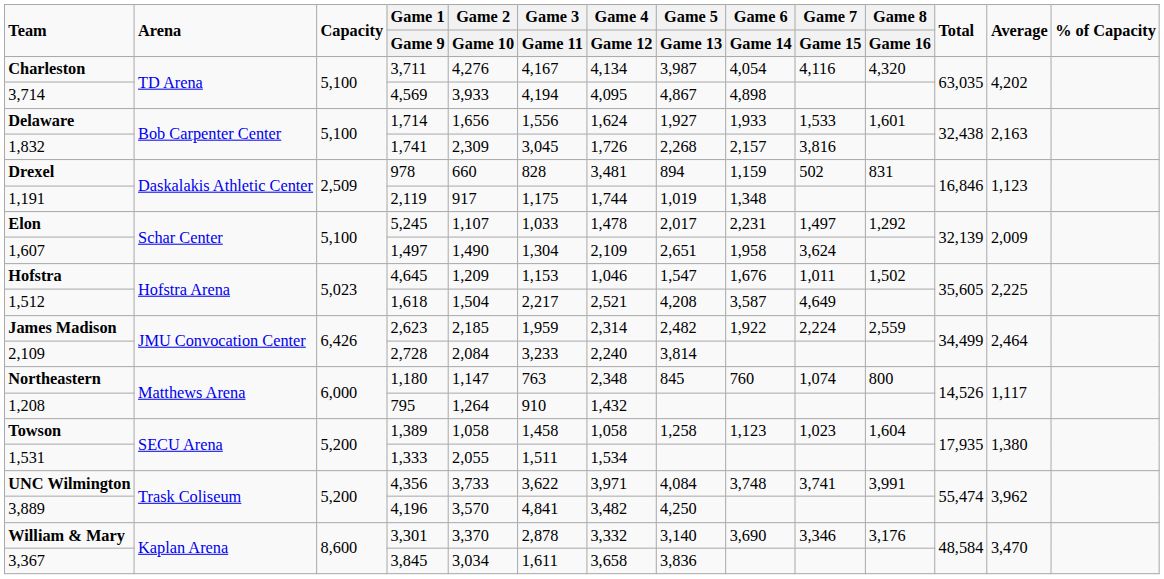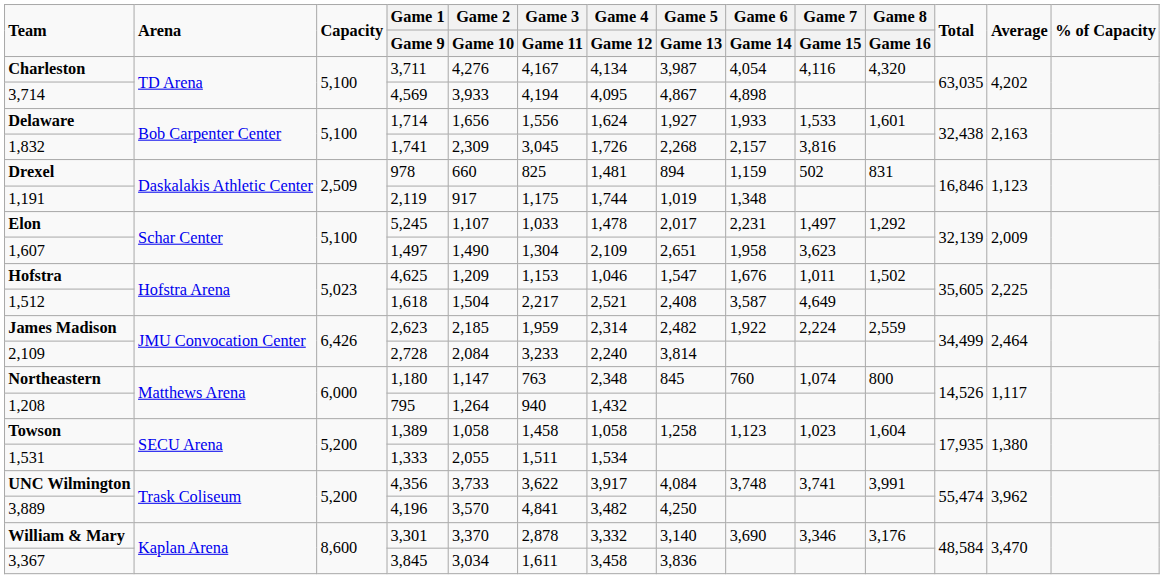(534, 172) 828 -> (534, 172) 825
(609, 172) 3,481 -> (609, 172) 1,481
(818, 250) 3,624 -> (818, 250) 3,623
(409, 276) 4,645 -> (409, 276) 4,625
(678, 302) 4,208 -> (678, 302) 2,408
(534, 405) 910 -> (534, 405) 940
(609, 483) 3,971 -> (609, 483) 3,917
(609, 560) 3,658 -> (609, 560) 3,458
